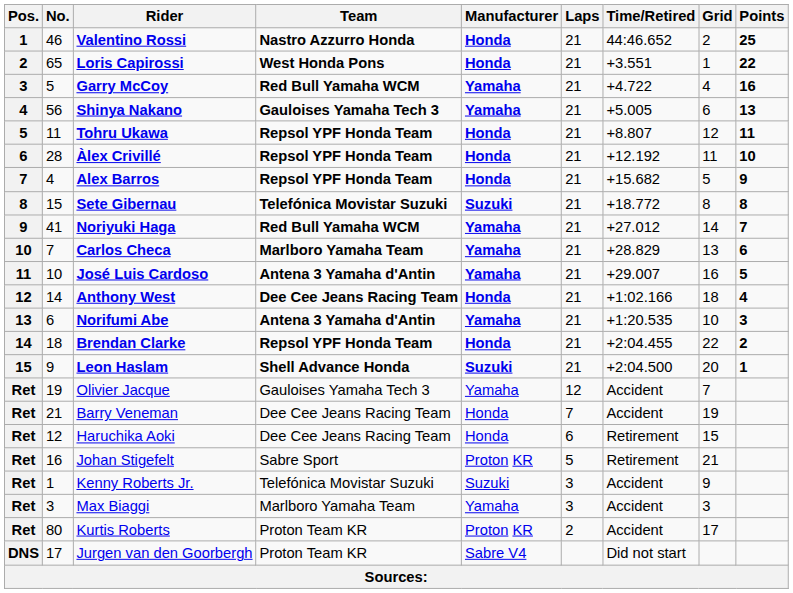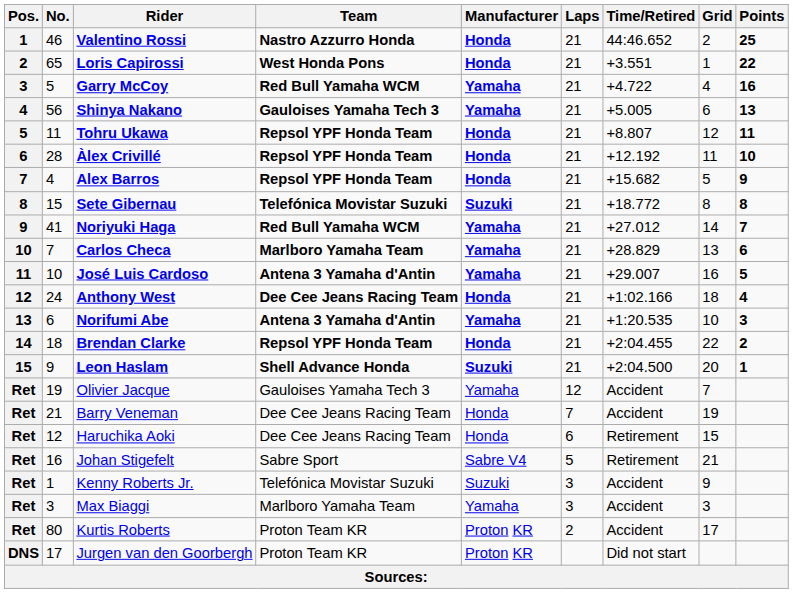(54, 296) 14 -> (54, 296) 24
(499, 460) Proton KR -> (496, 460) Sabre V4
(496, 553) Sabre V4 -> (499, 553) Proton KR
